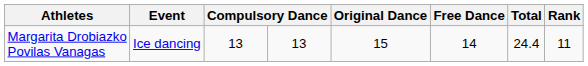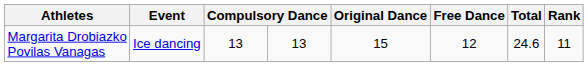(469, 44) 14 -> (469, 44) 12
(526, 44) 24.4 -> (526, 44) 24.6
